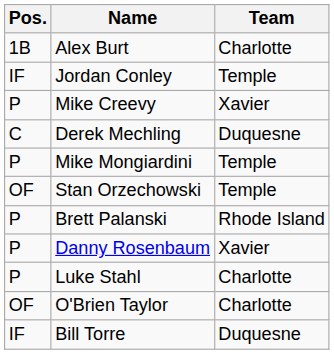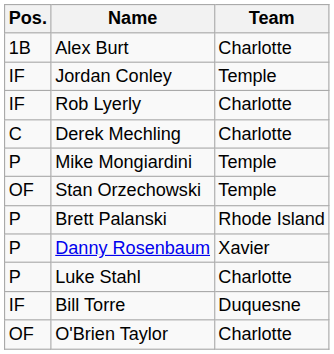- row: (105, 104)
+ row: (98, 104)
(260, 133) Duquesne -> (255, 133) Charlotte
rows swapped: (112, 305) <-> (90, 334)
